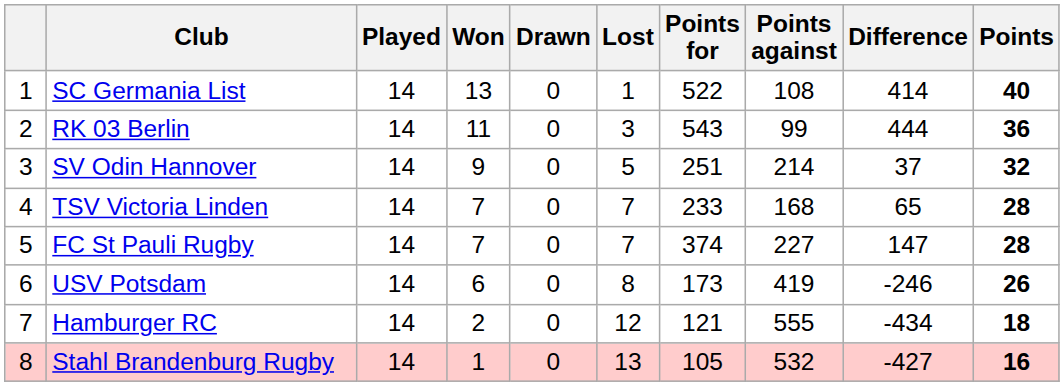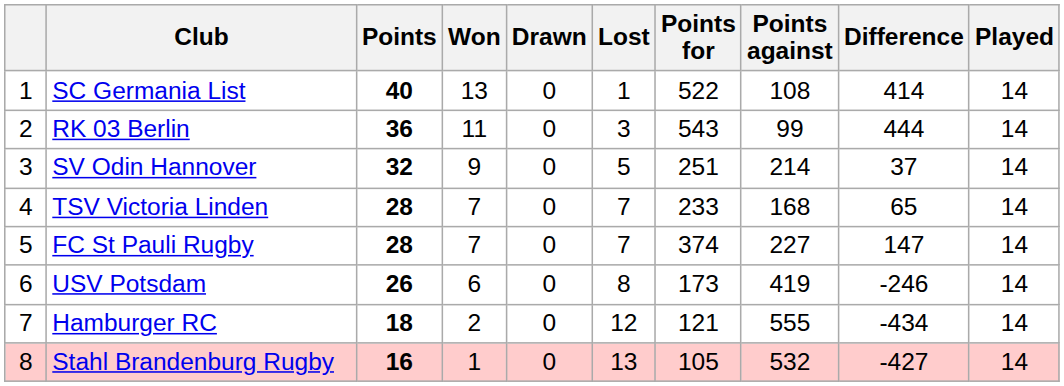columns swapped: (401, 37) <-> (1017, 37)
